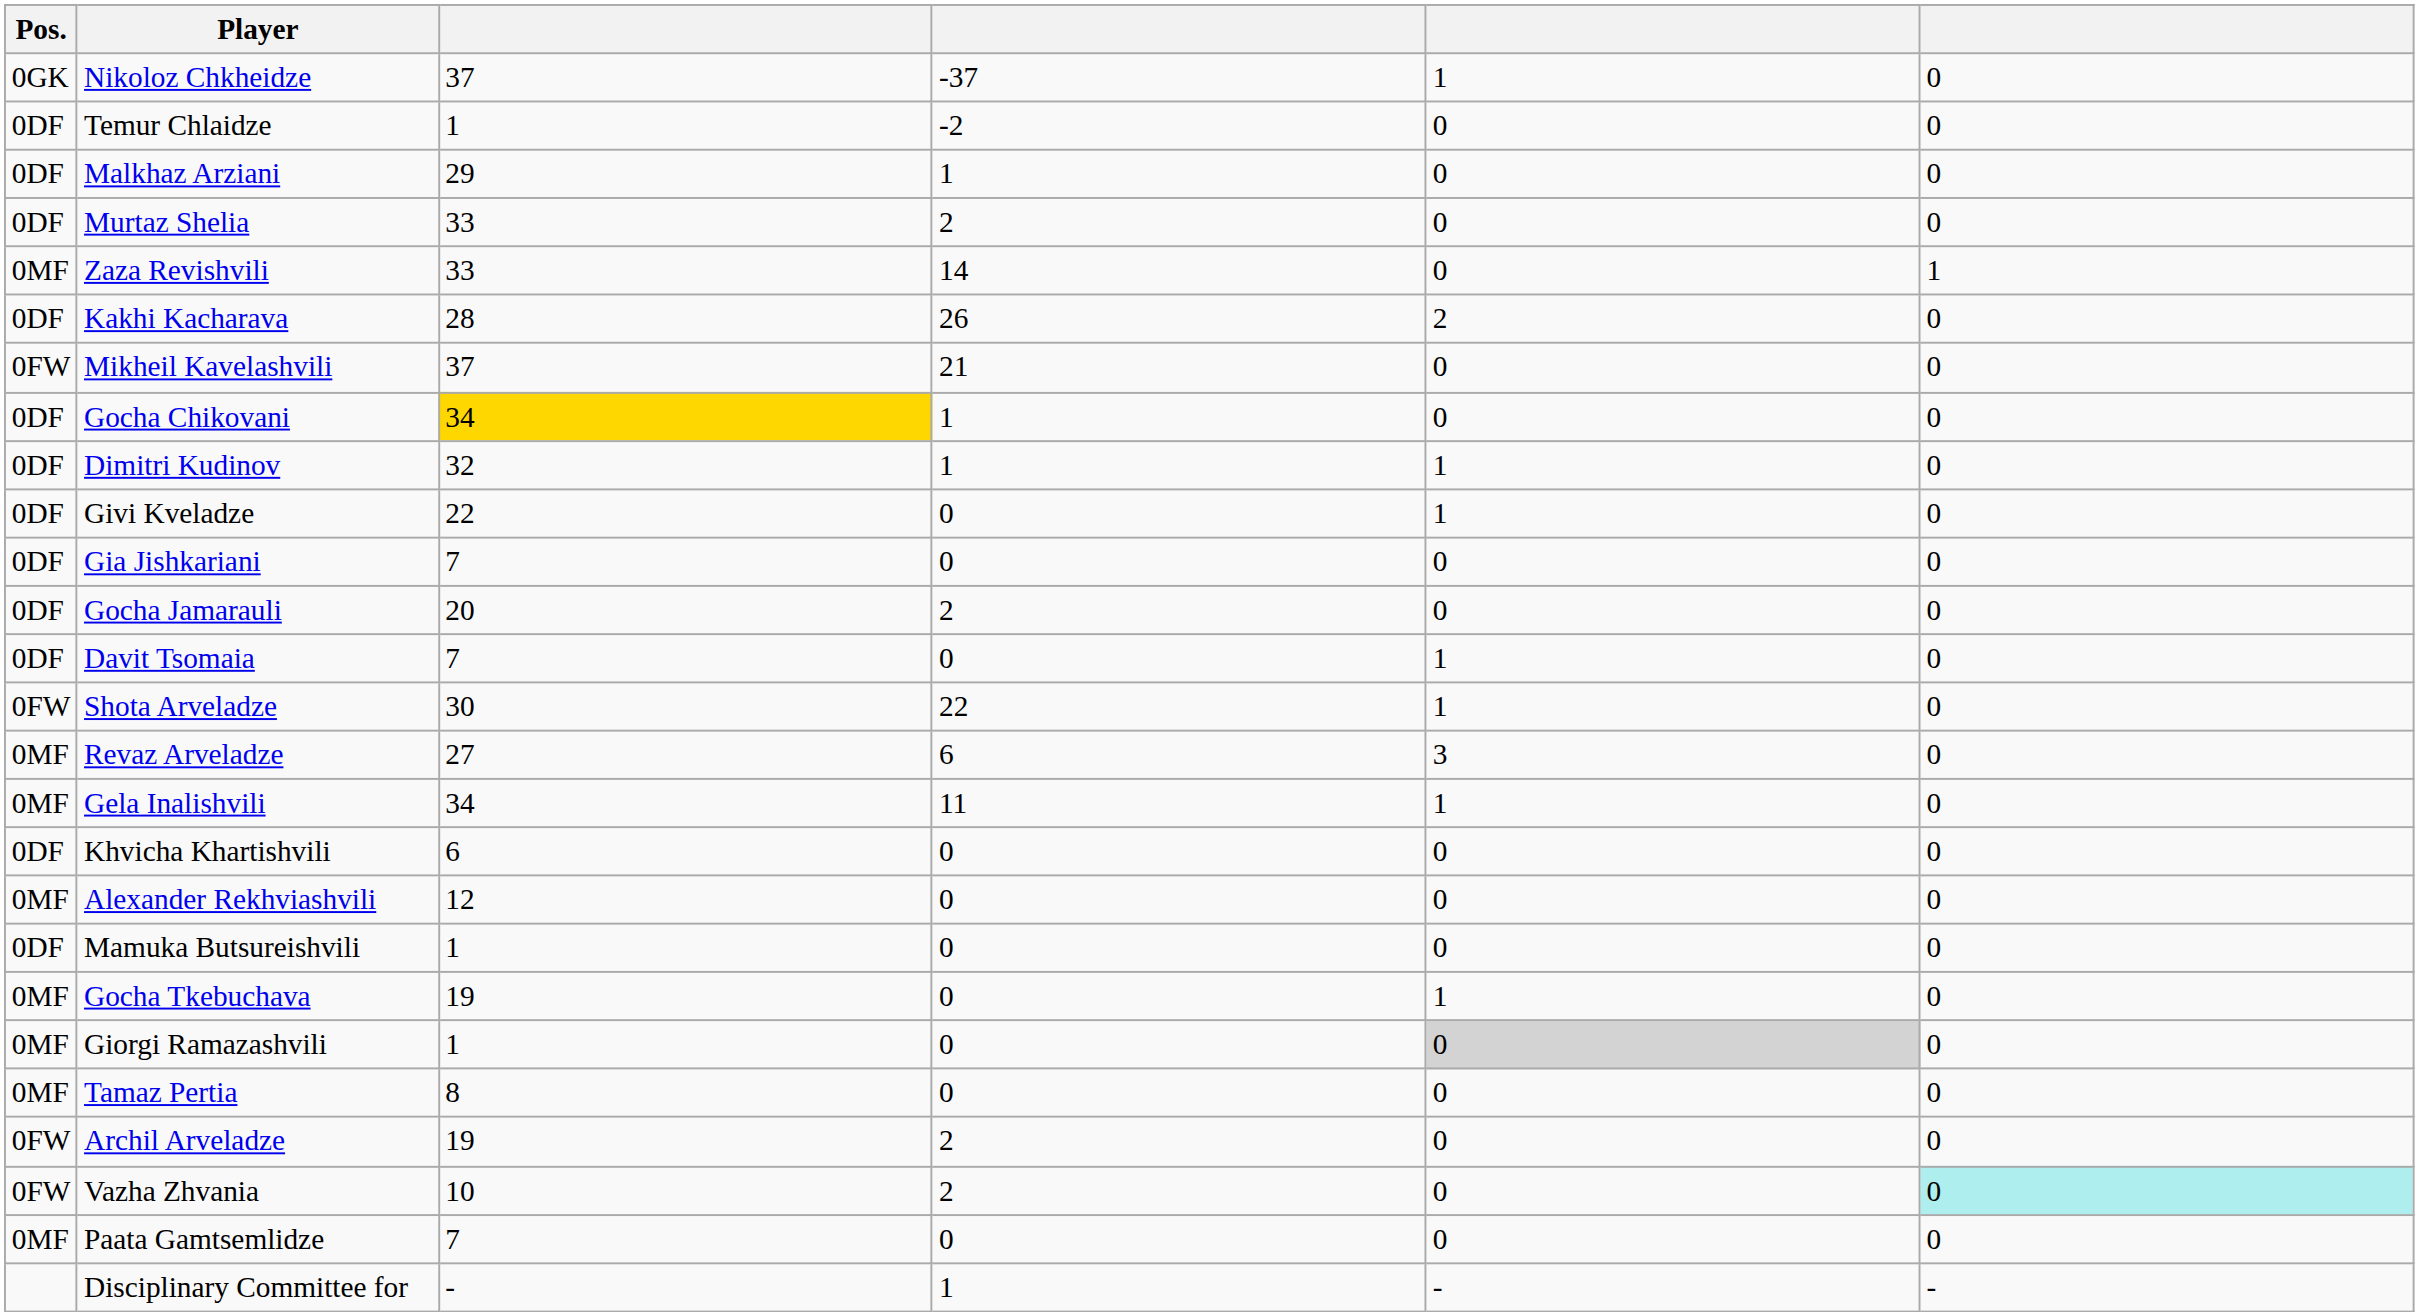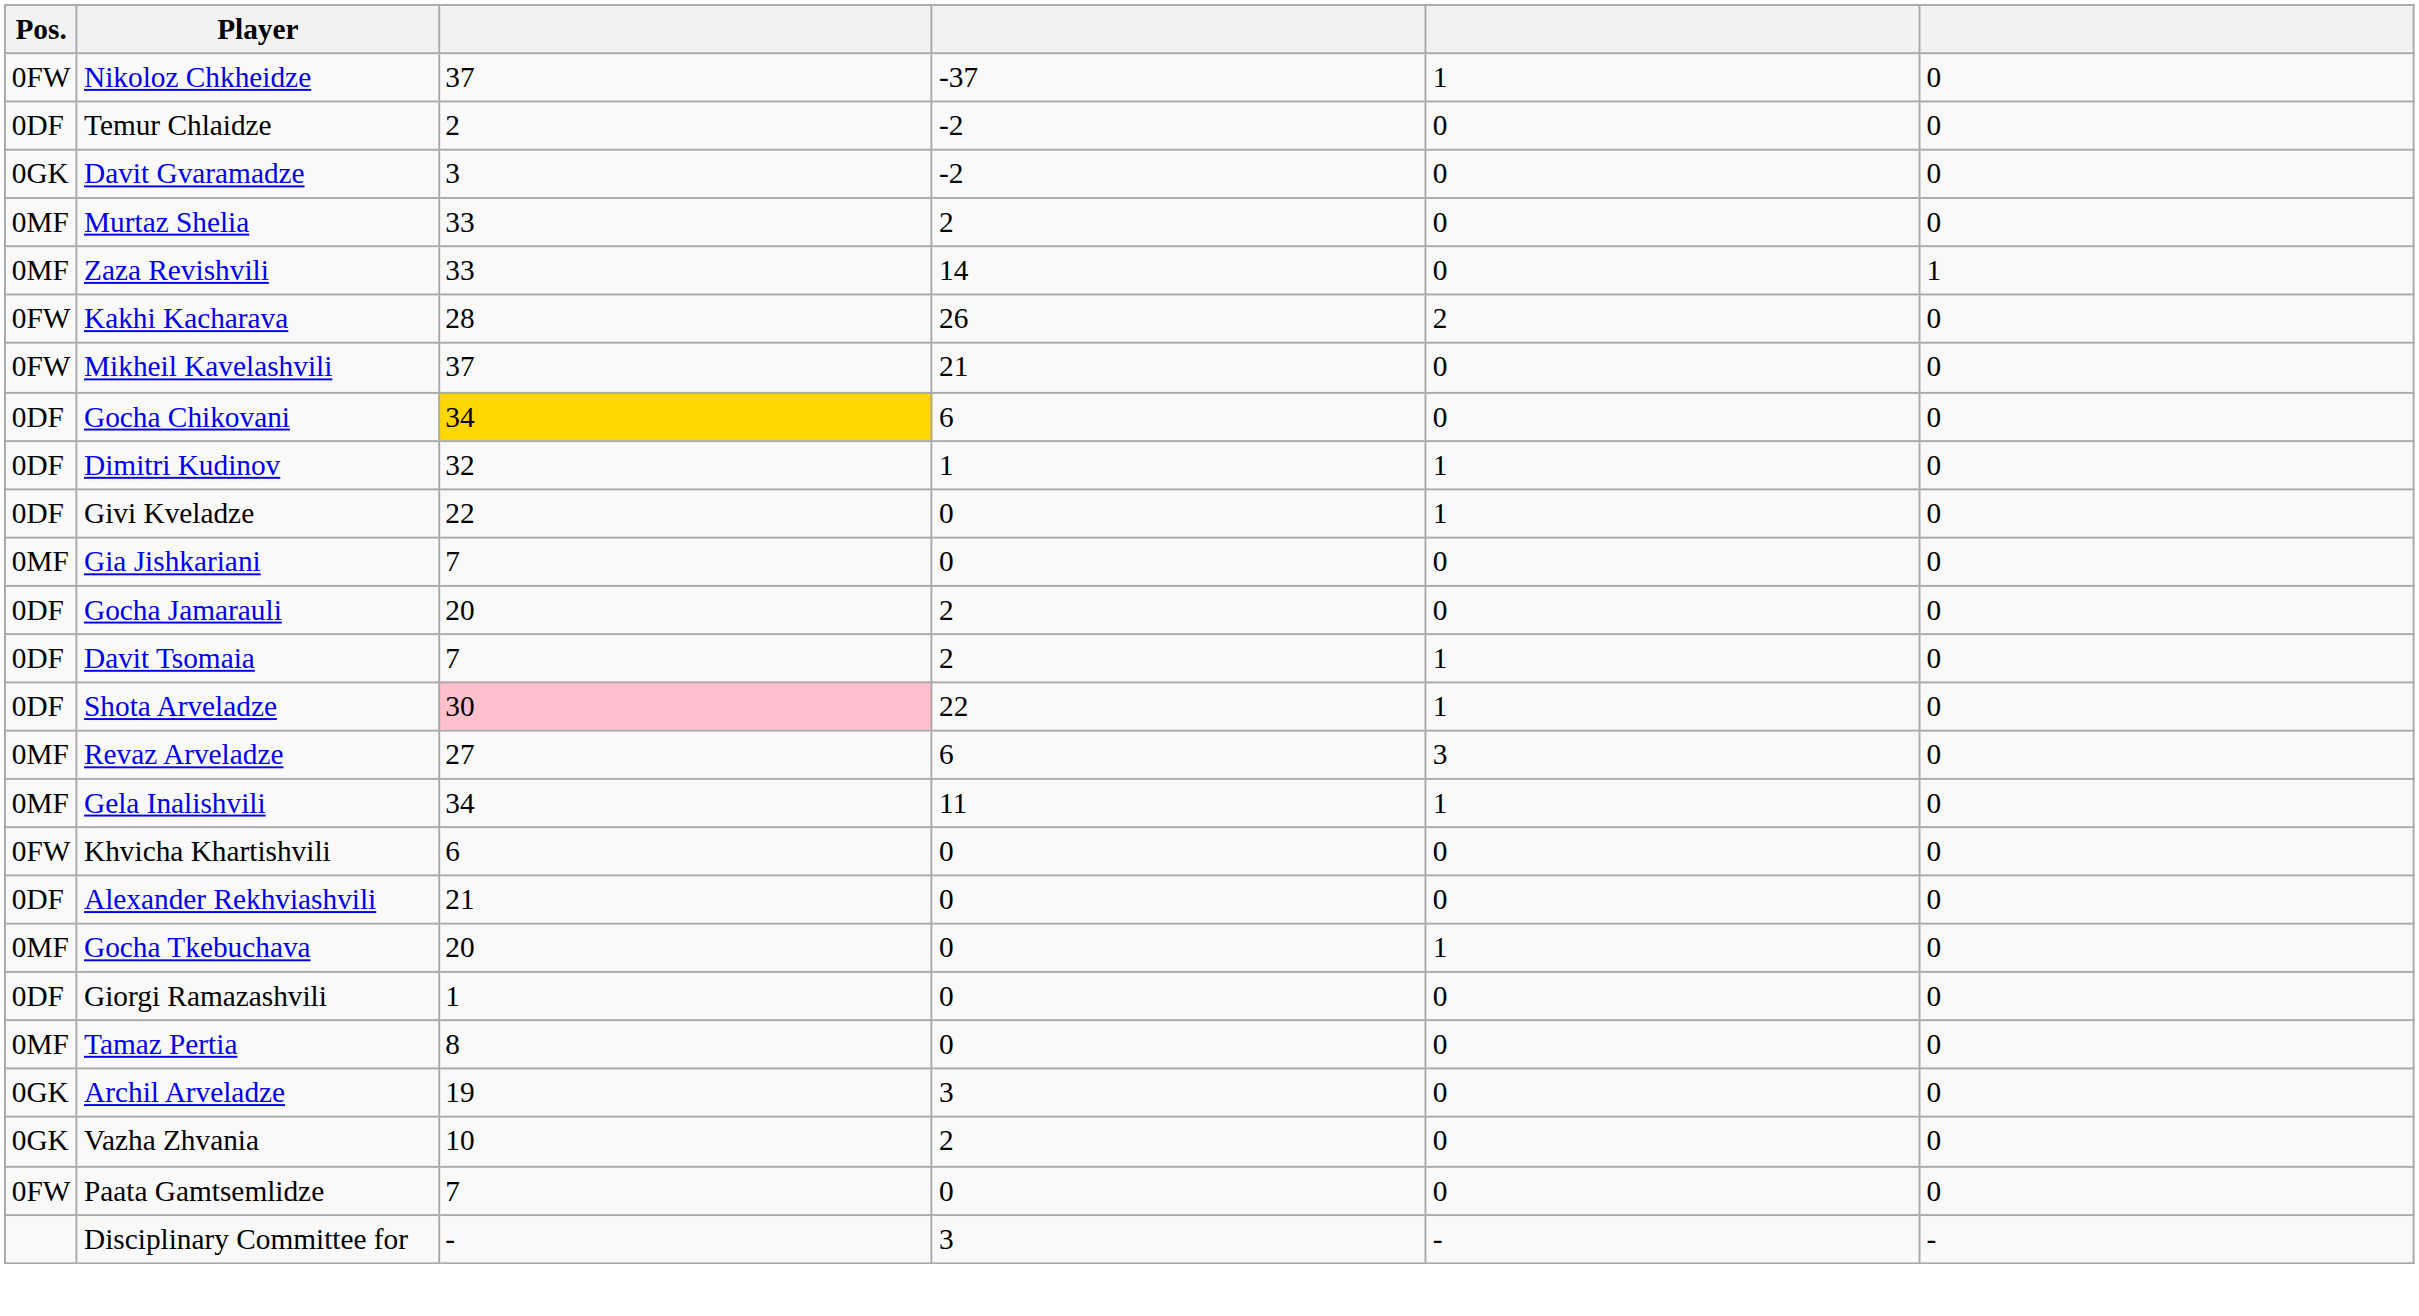(40, 77) 0GK -> (41, 77) 0FW
(453, 125) 1 -> (453, 125) 2
+ row: (194, 173)
- row: (182, 173)
(38, 222) 0DF -> (40, 222) 0MF
(38, 319) 0DF -> (41, 319) 0FW
(946, 415) 1 -> (946, 415) 6
(38, 560) 0DF -> (40, 560) 0MF
(946, 657) 0 -> (946, 657) 2
(41, 706) 0FW -> (38, 706) 0DF
(460, 706) no background -> (460, 706) pink background
(38, 851) 0DF -> (41, 851) 0FW
(40, 899) 0MF -> (38, 899) 0DF
(460, 899) 12 -> (460, 899) 21
- row: (222, 947)
(460, 996) 19 -> (460, 947) 20
(40, 1044) 0MF -> (38, 996) 0DF
(1440, 1044) lightgrey background -> (1440, 996) no background
(41, 1141) 0FW -> (40, 1093) 0GK
(946, 1141) 2 -> (946, 1093) 3
(41, 1189) 0FW -> (40, 1141) 0GK
(1934, 1189) paleturquoise background -> (1934, 1141) no background
(40, 1238) 0MF -> (41, 1189) 0FW
(946, 1286) 1 -> (946, 1238) 3
